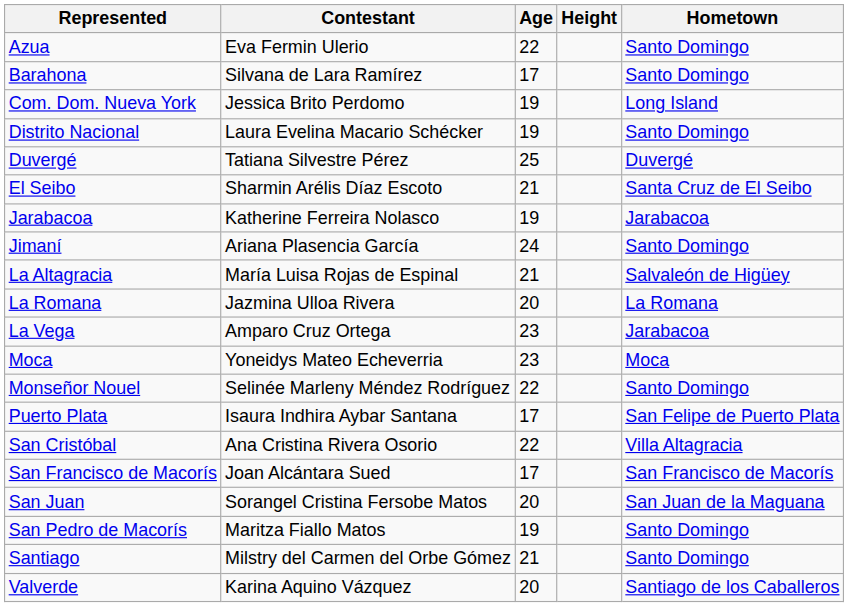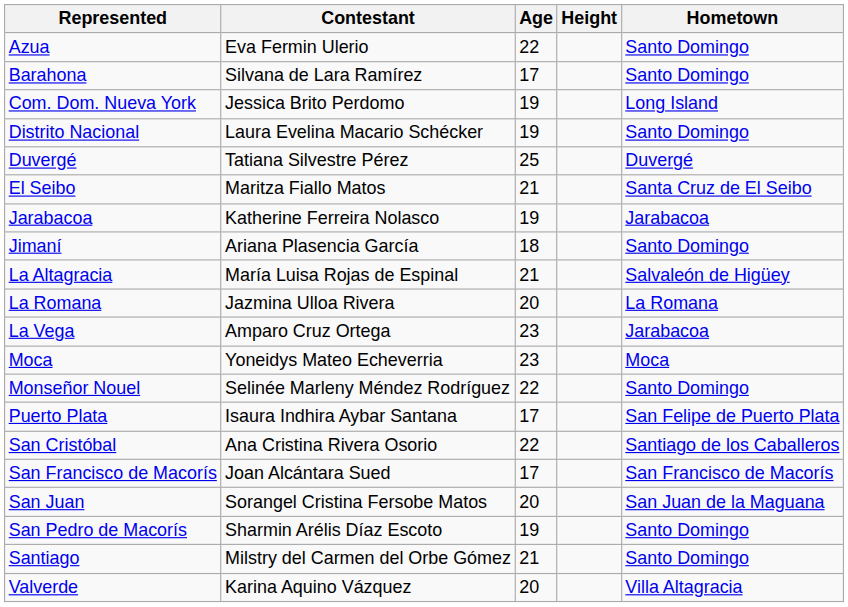(334, 189) Sharmin Arélis Díaz Escoto -> (305, 189) Maritza Fiallo Matos
(529, 246) 24 -> (529, 246) 18
(684, 445) Villa Altagracia -> (732, 445) Santiago de los Caballeros
(305, 530) Maritza Fiallo Matos -> (334, 530) Sharmin Arélis Díaz Escoto
(732, 587) Santiago de los Caballeros -> (684, 587) Villa Altagracia
